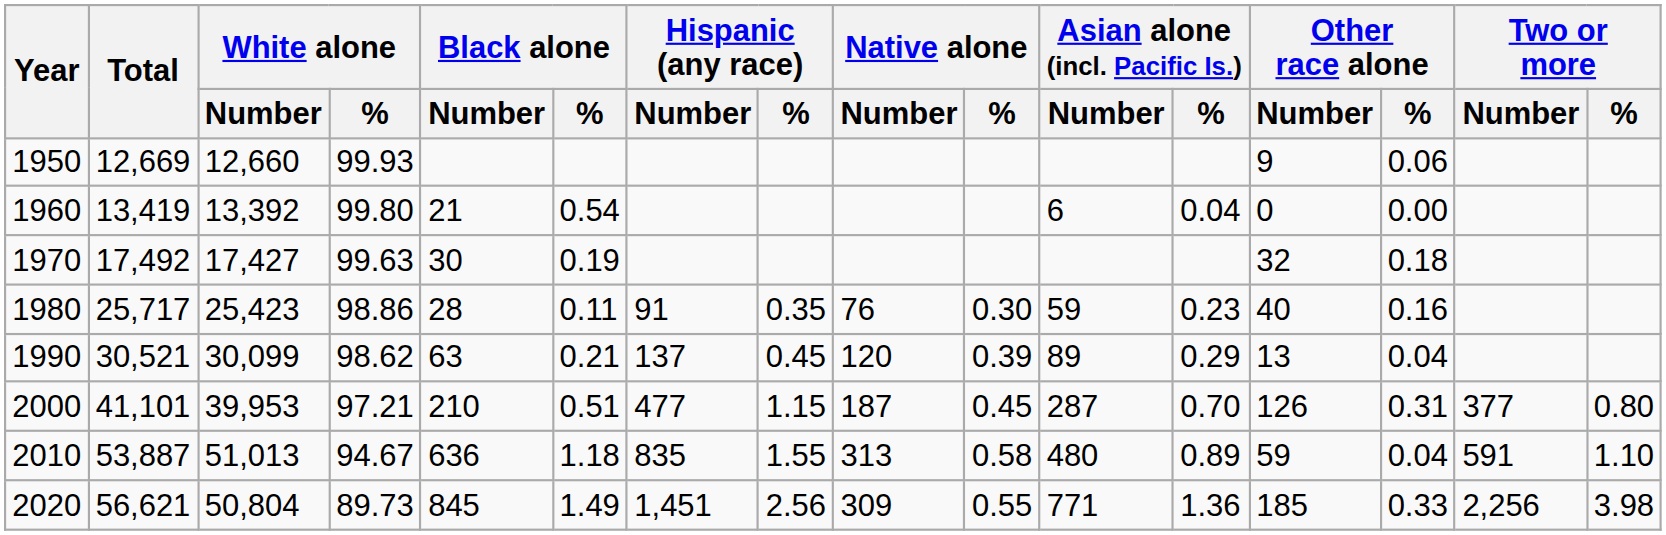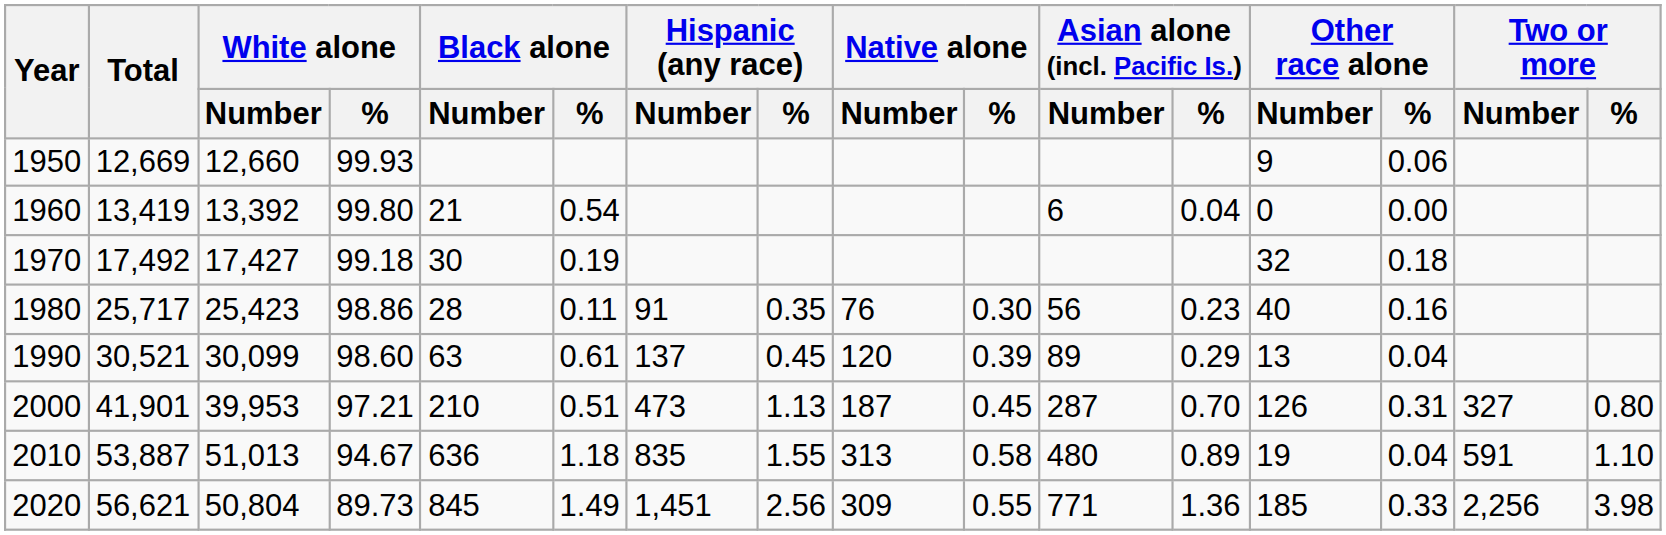(375, 260) 99.63 -> (375, 260) 99.18
(1064, 309) 59 -> (1064, 309) 56
(375, 358) 98.62 -> (375, 358) 98.60
(590, 358) 0.21 -> (590, 358) 0.61
(143, 407) 41,101 -> (143, 407) 41,901
(660, 407) 477 -> (660, 407) 473
(796, 407) 1.15 -> (796, 407) 1.13
(1488, 407) 377 -> (1488, 407) 327
(1273, 456) 59 -> (1273, 456) 19
